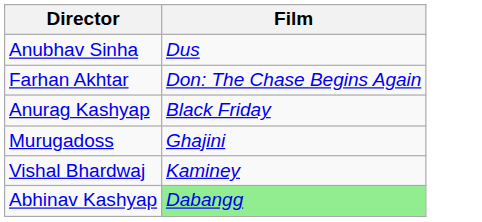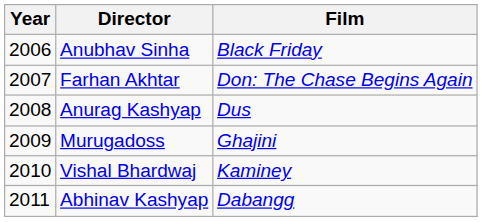+ column: (30, 19)
(183, 49) Dus -> (269, 49) Black Friday
(218, 110) Black Friday -> (234, 110) Dus
(205, 200) lightgreen background -> (256, 200) no background
